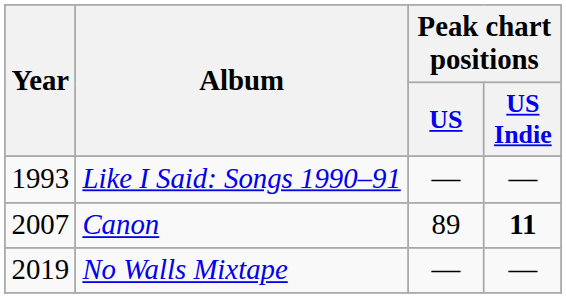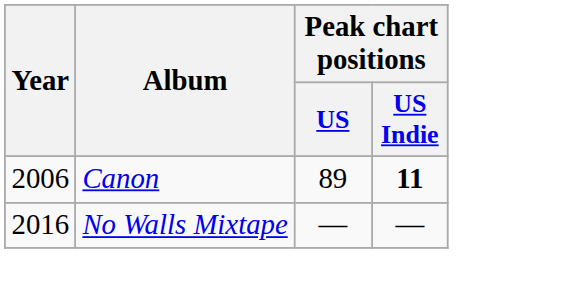- row: (242, 178)
(40, 224) 2007 -> (40, 178) 2006
(40, 270) 2019 -> (40, 224) 2016
